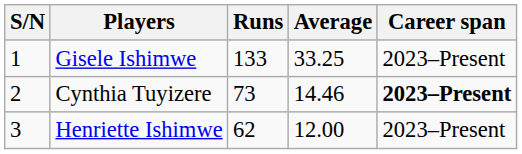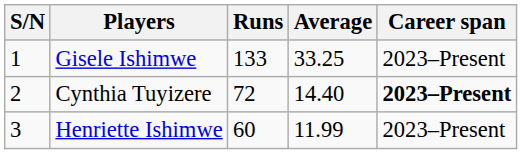(244, 93) 73 -> (244, 93) 72
(319, 93) 14.46 -> (319, 93) 14.40
(244, 129) 62 -> (244, 129) 60
(319, 129) 12.00 -> (319, 129) 11.99
